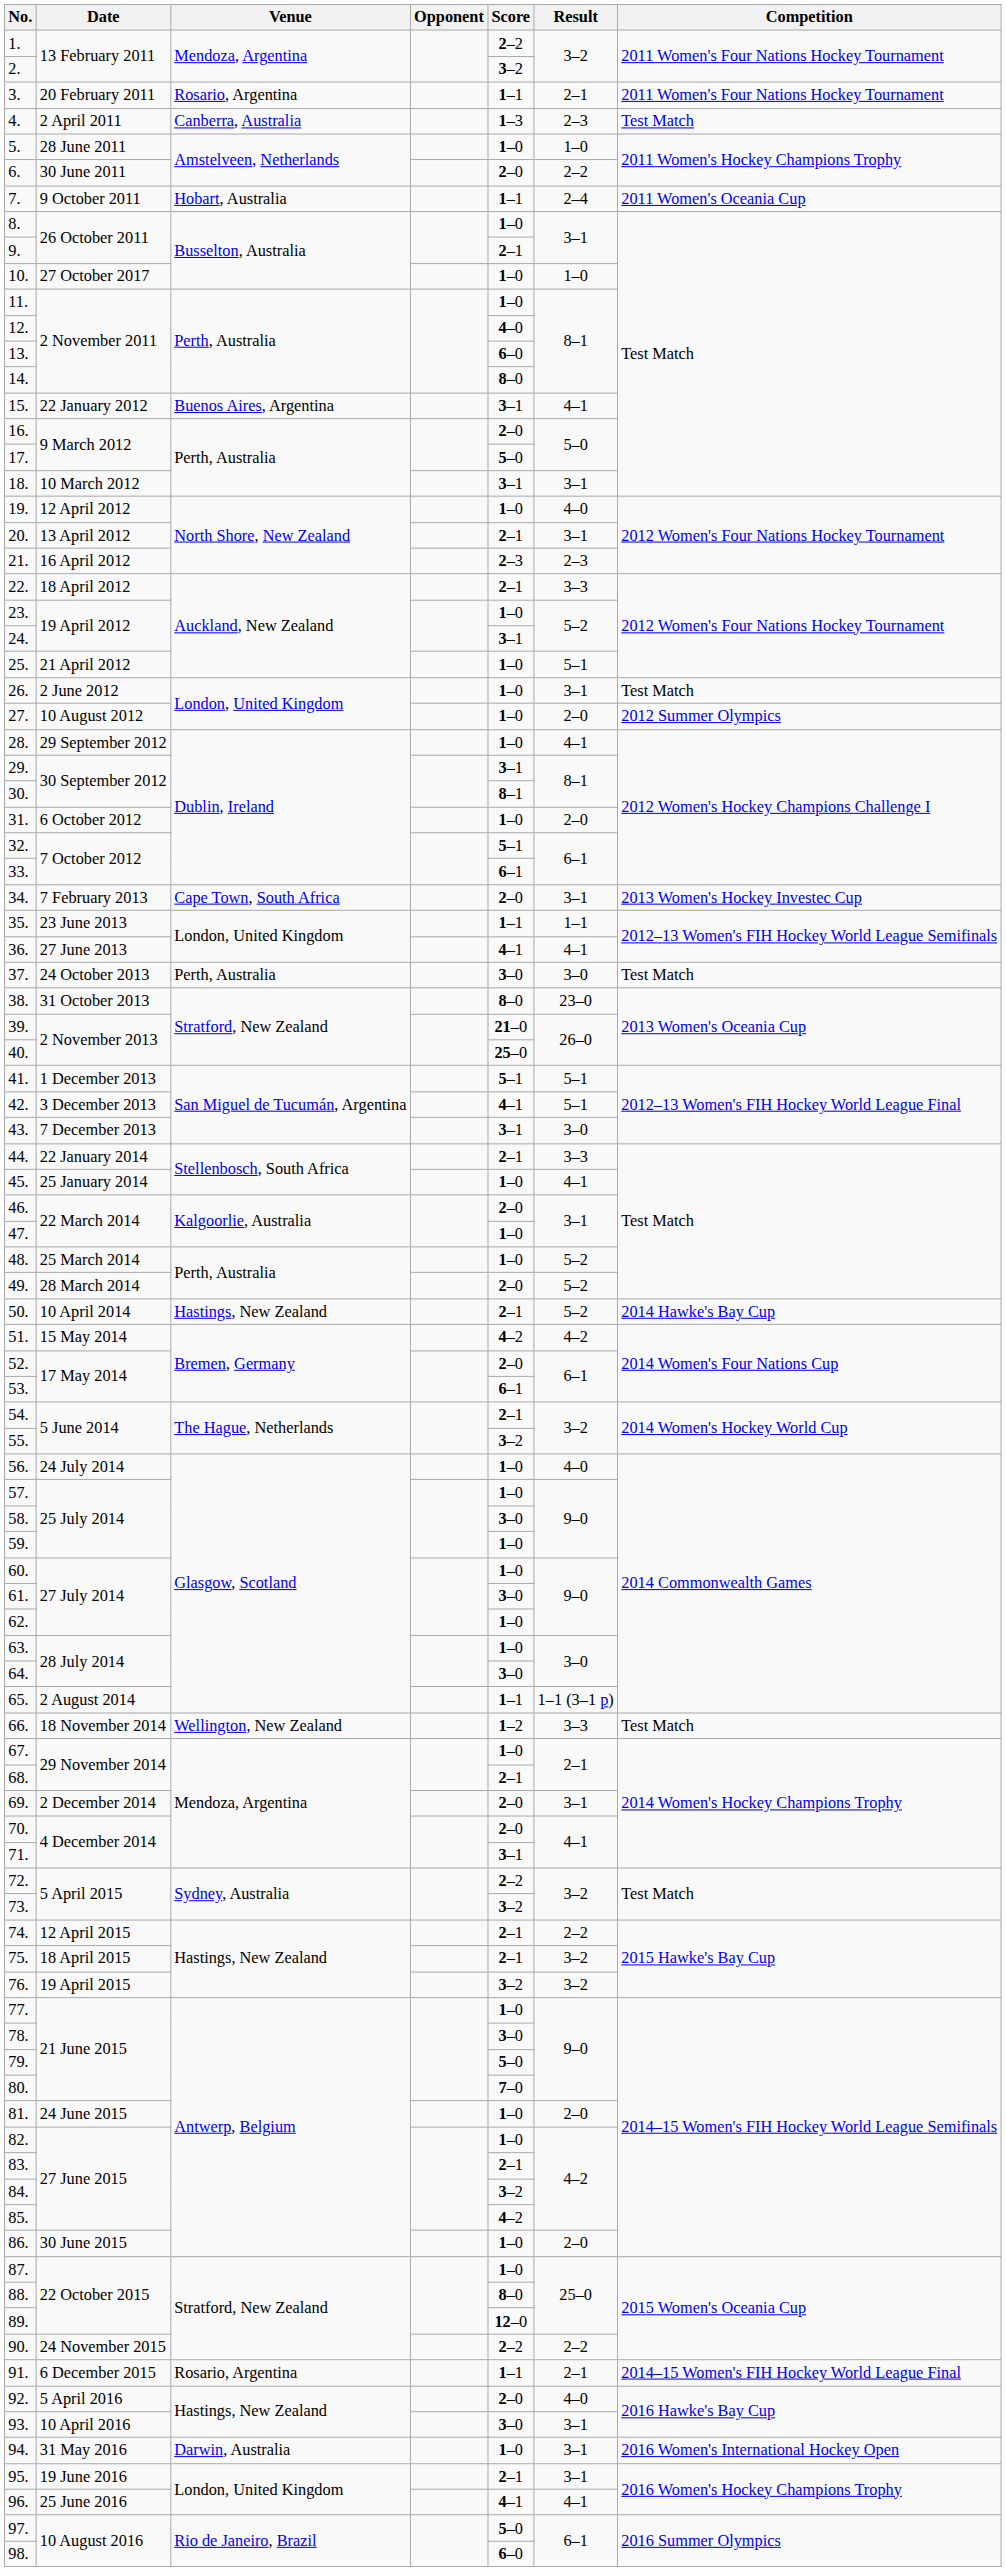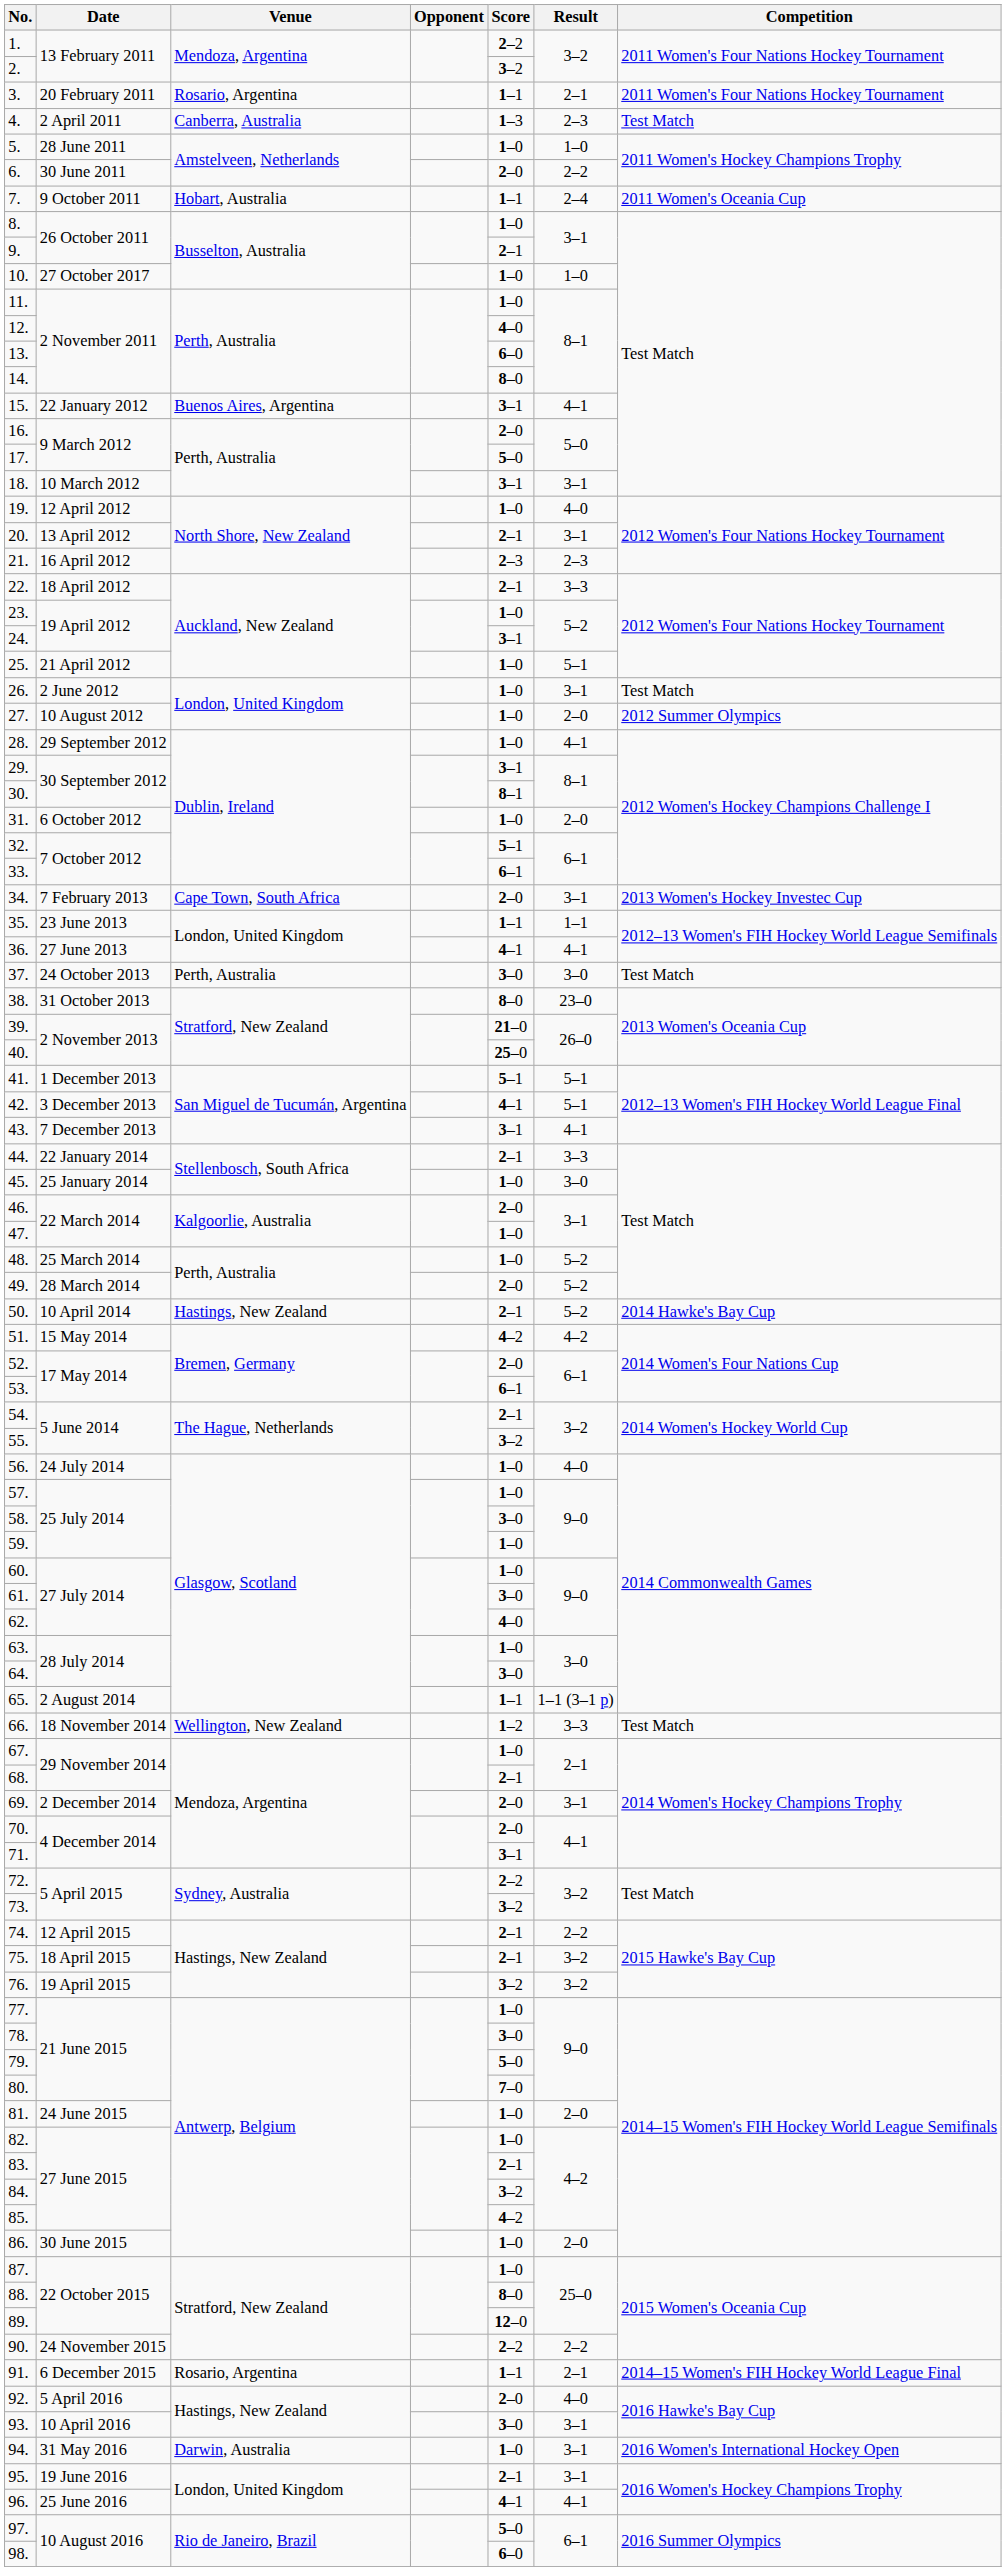(576, 1130) 3–0 -> (576, 1130) 4–1
(576, 1182) 4–1 -> (576, 1182) 3–0
(511, 1622) 1–0 -> (511, 1622) 4–0
